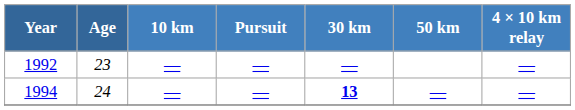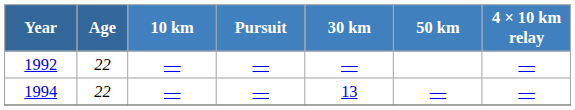(102, 64) 23 -> (102, 64) 22
(102, 91) 24 -> (102, 91) 22
(349, 91) bold -> (349, 91) normal
